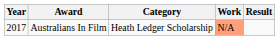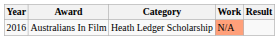(16, 27) 2017 -> (16, 27) 2016
